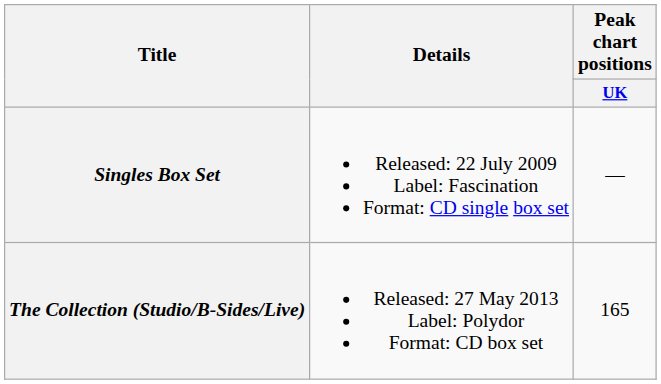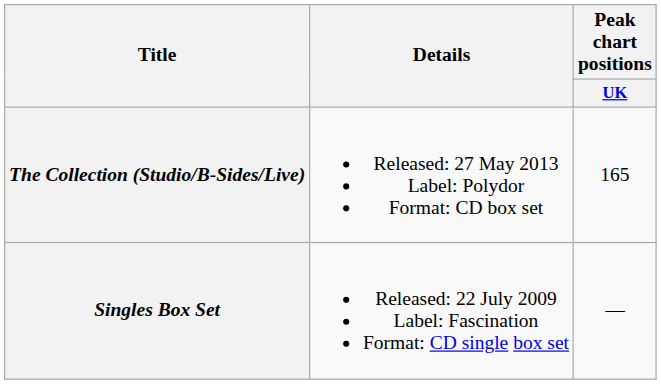rows swapped: (157, 174) <-> (157, 310)
